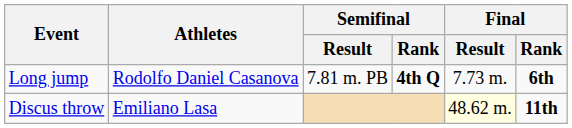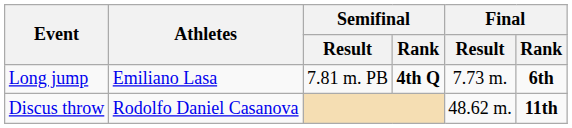(206, 79) Rodolfo Daniel Casanova -> (165, 79) Emiliano Lasa
(165, 108) Emiliano Lasa -> (206, 108) Rodolfo Daniel Casanova
(480, 108) lightyellow background -> (480, 108) no background
